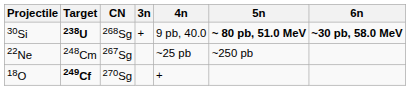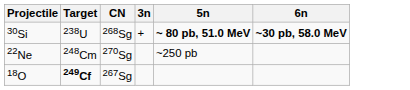- column: (181, 13)
(75, 33) bold -> (75, 33) normal
(117, 54) 267Sg -> (117, 54) 270Sg
(117, 75) 270Sg -> (117, 75) 267Sg
